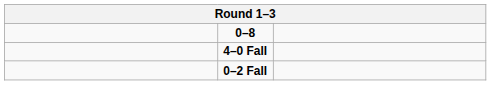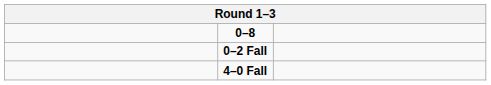rows swapped: (245, 71) <-> (245, 52)
